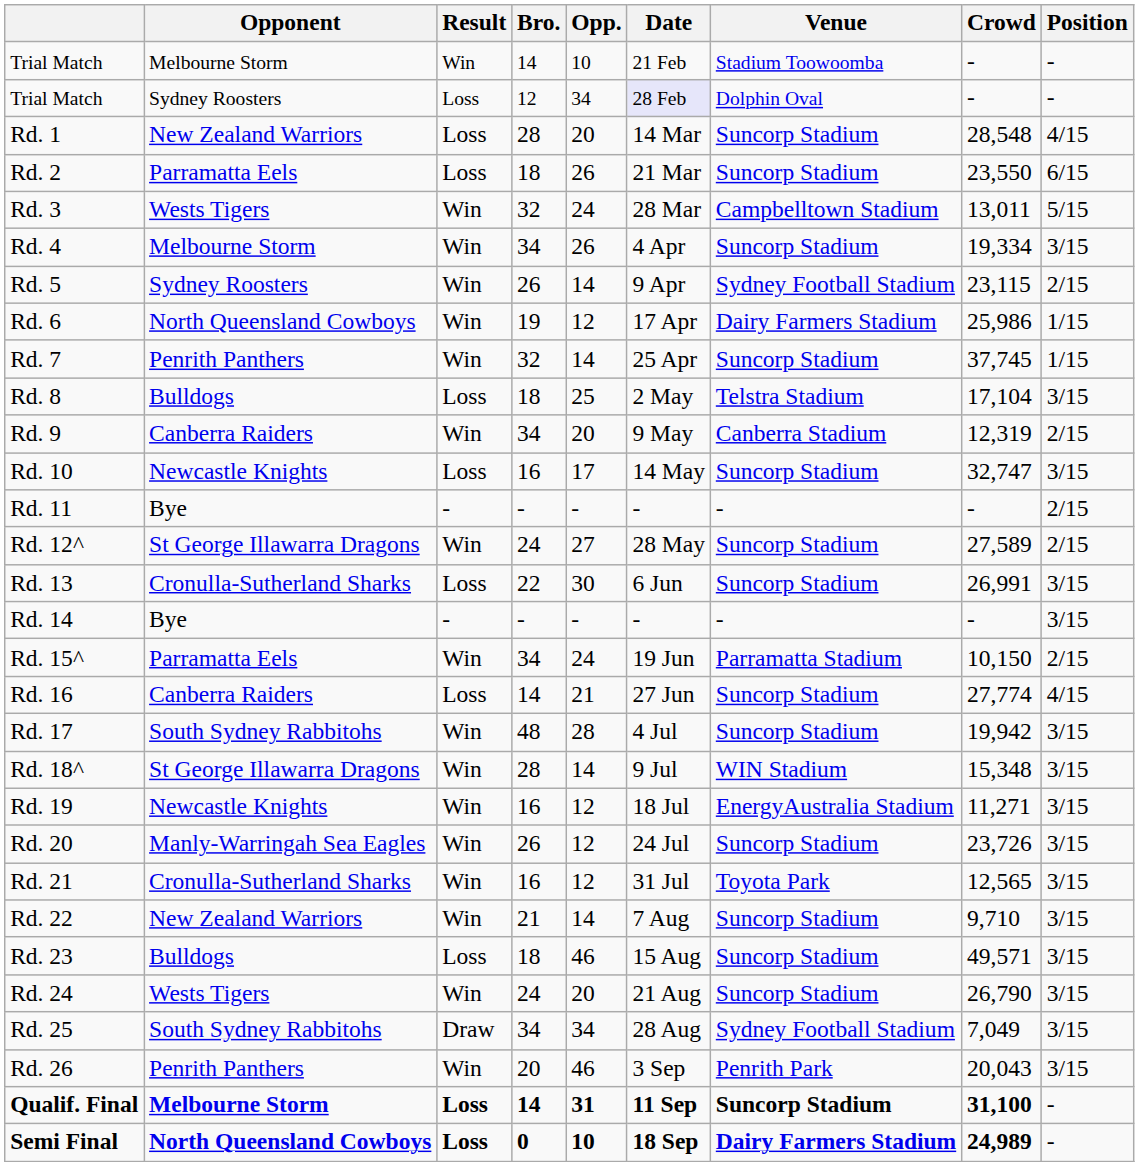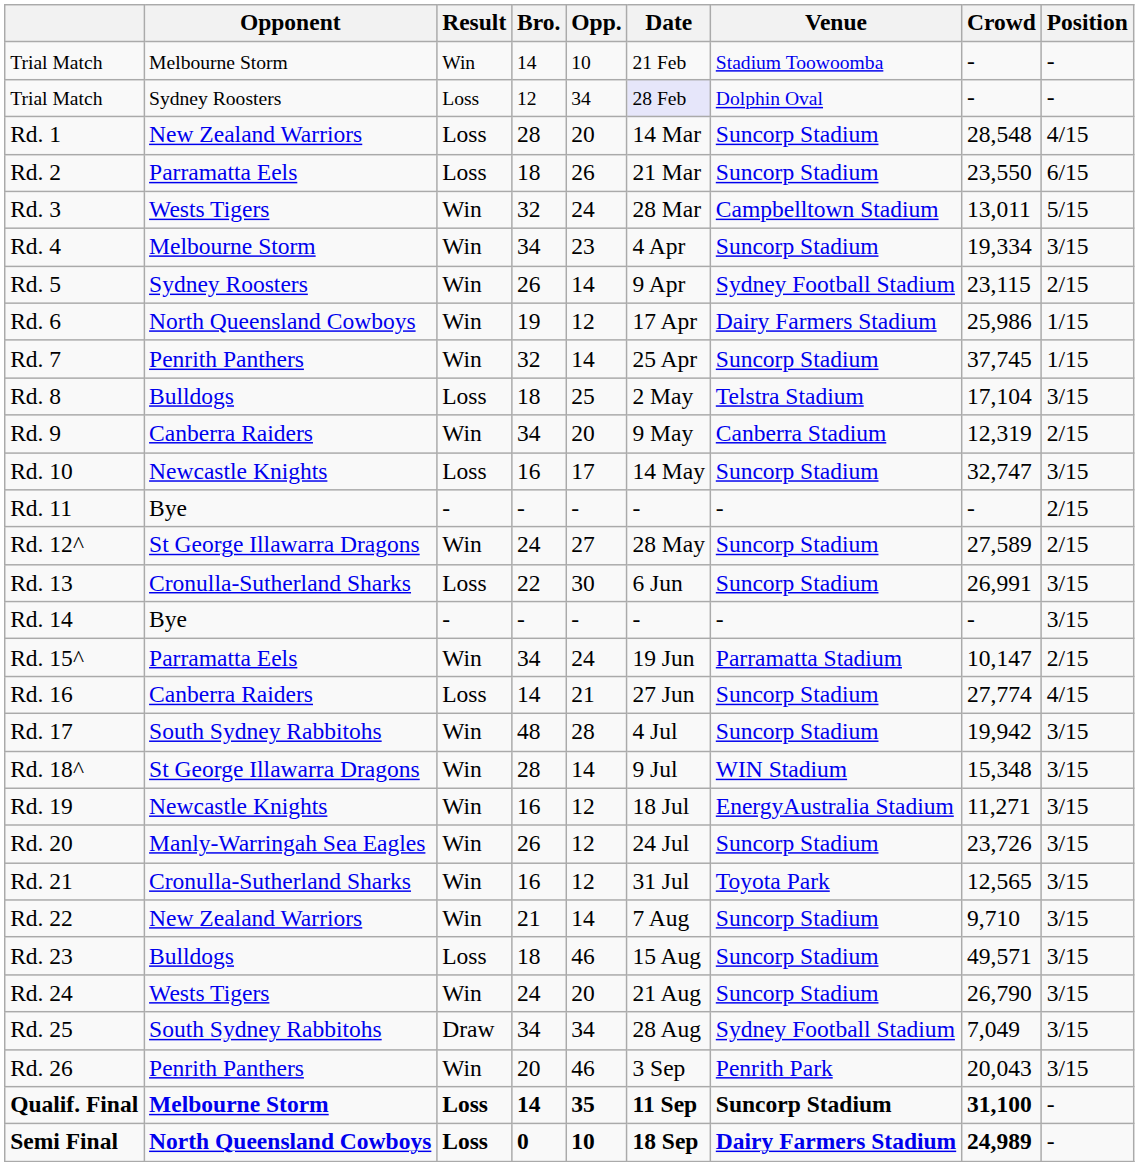(583, 246) 26 -> (583, 246) 23
(999, 657) 10,150 -> (999, 657) 10,147
(583, 1104) 31 -> (583, 1104) 35
